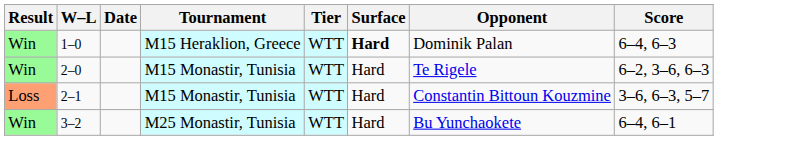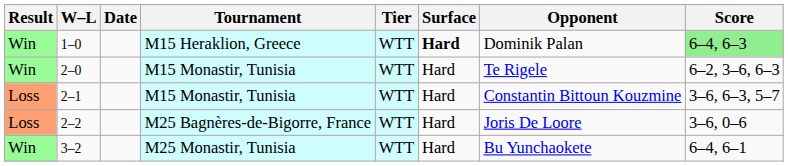(647, 43) no background -> (718, 43) lightgreen background
+ row: (71, 123)
